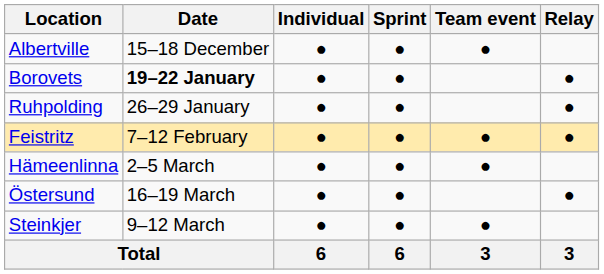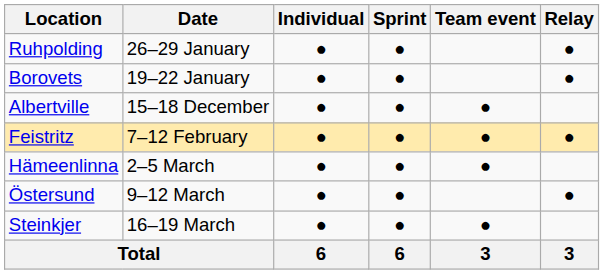rows swapped: (49, 48) <-> (56, 107)
(191, 78) bold -> (188, 78) normal
(181, 195) 16–19 March -> (176, 195) 9–12 March
(176, 225) 9–12 March -> (181, 225) 16–19 March
